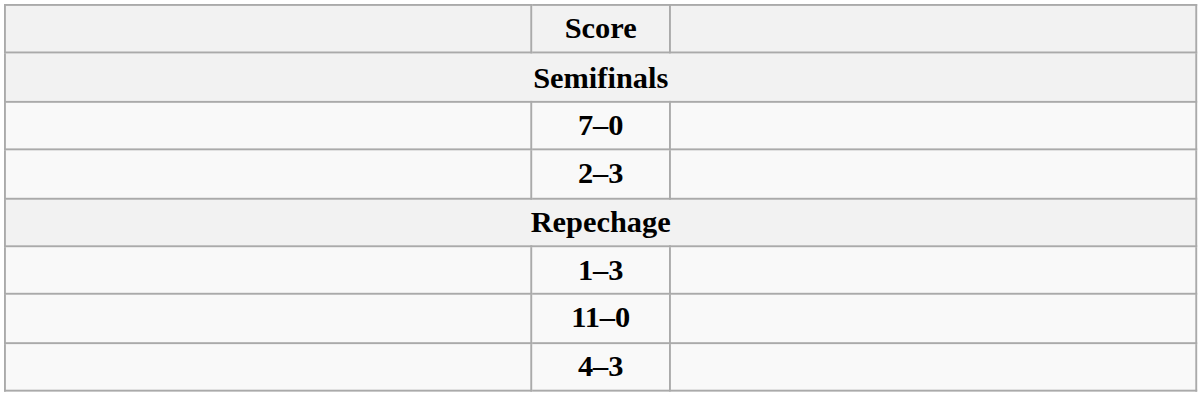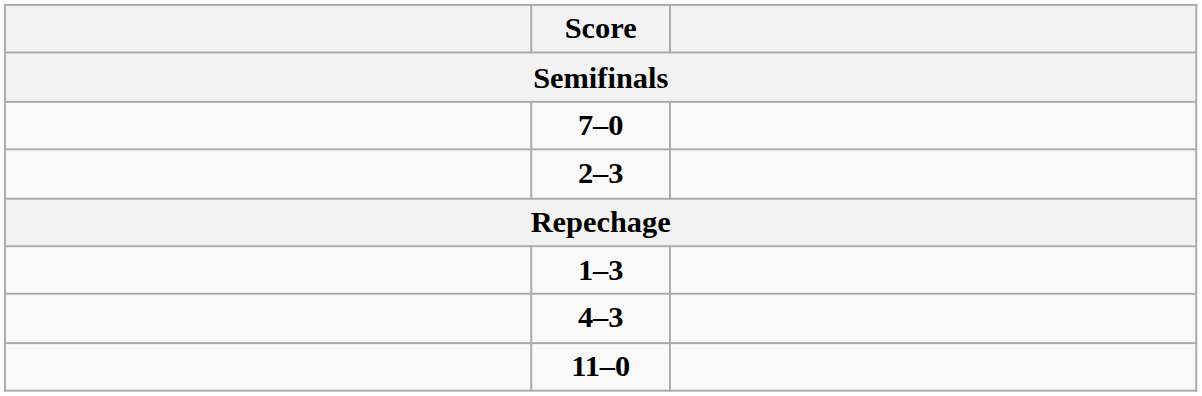rows swapped: (601, 366) <-> (601, 317)
